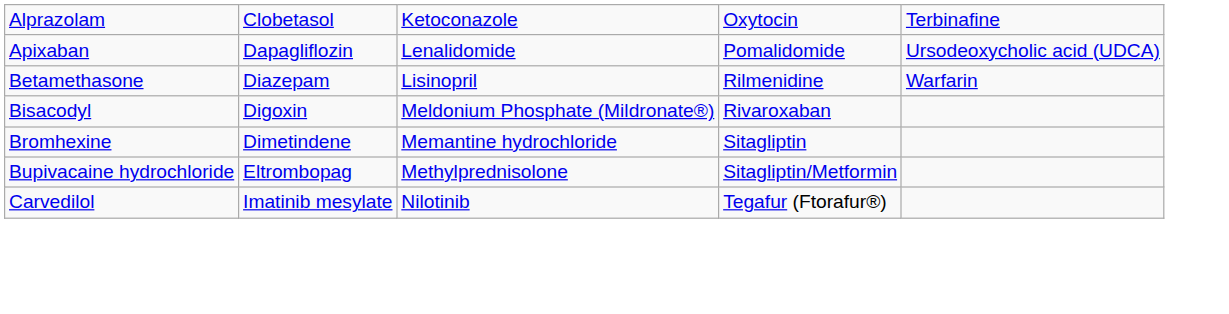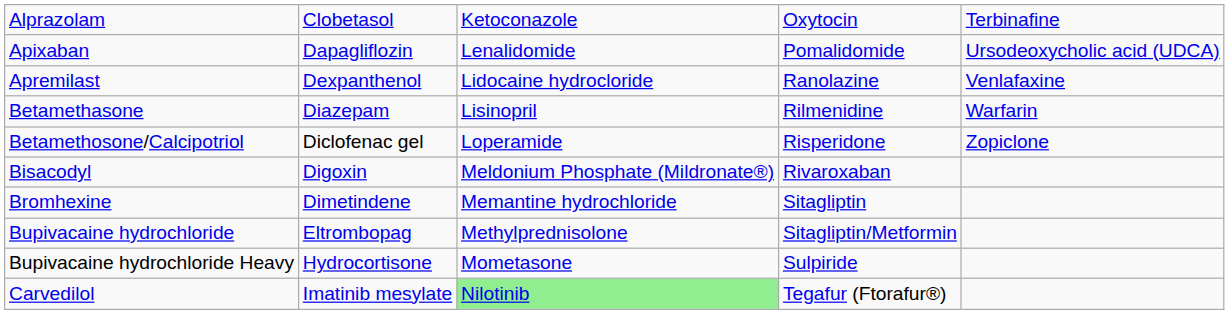+ row: (54, 80)
+ row: (126, 141)
+ row: (152, 263)
(435, 202) no background -> (495, 293) lightgreen background
